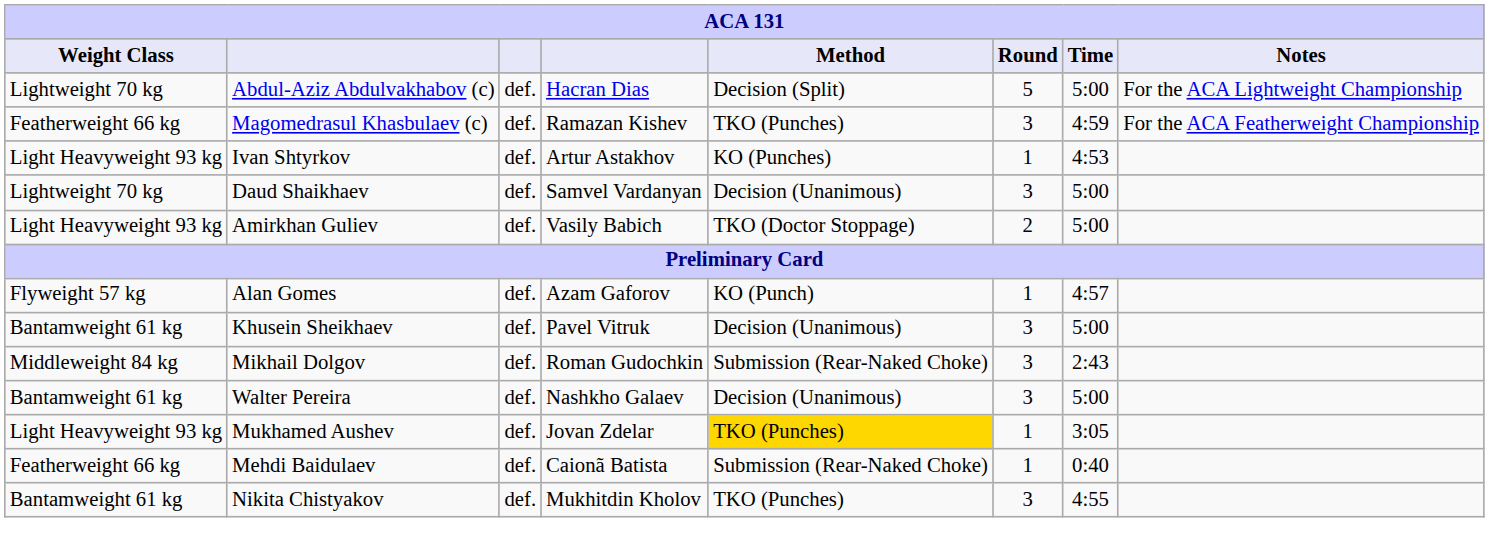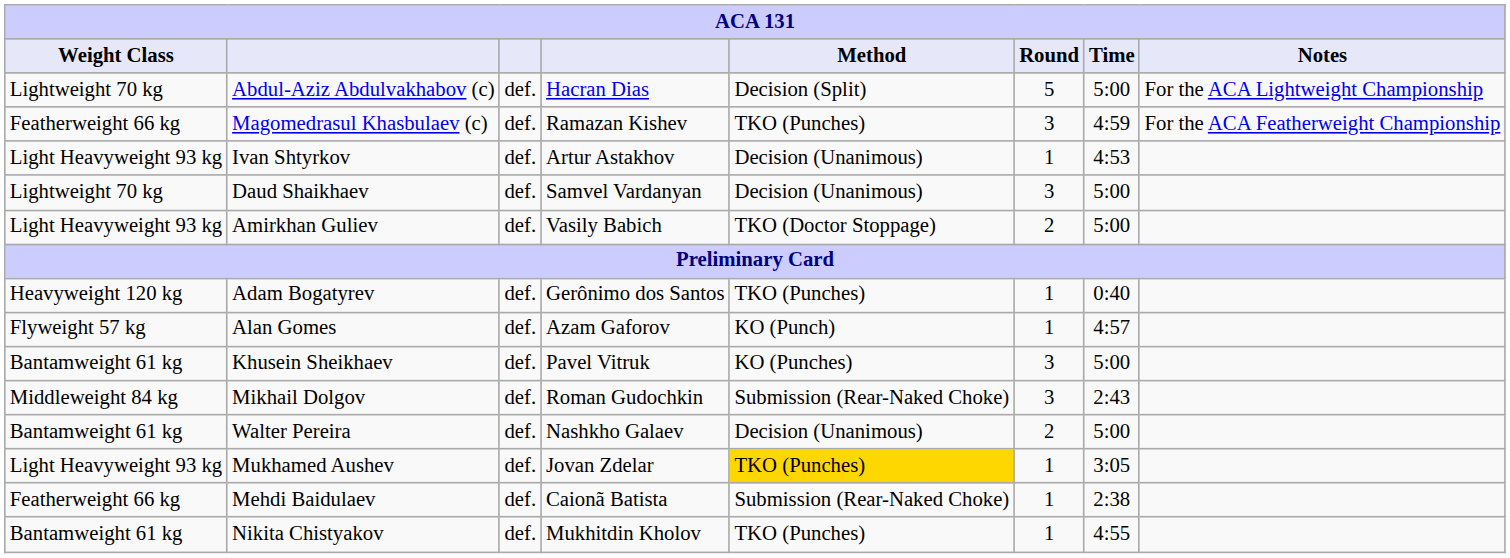(772, 158) KO (Punches) -> (829, 158) Decision (Unanimous)
+ row: (303, 294)
(807, 328) Decision (Unanimous) -> (793, 363) KO (Punches)
(1028, 397) 3 -> (1049, 431) 2
(1090, 465) 0:40 -> (1112, 499) 2:38
(1028, 499) 3 -> (1049, 533) 1
